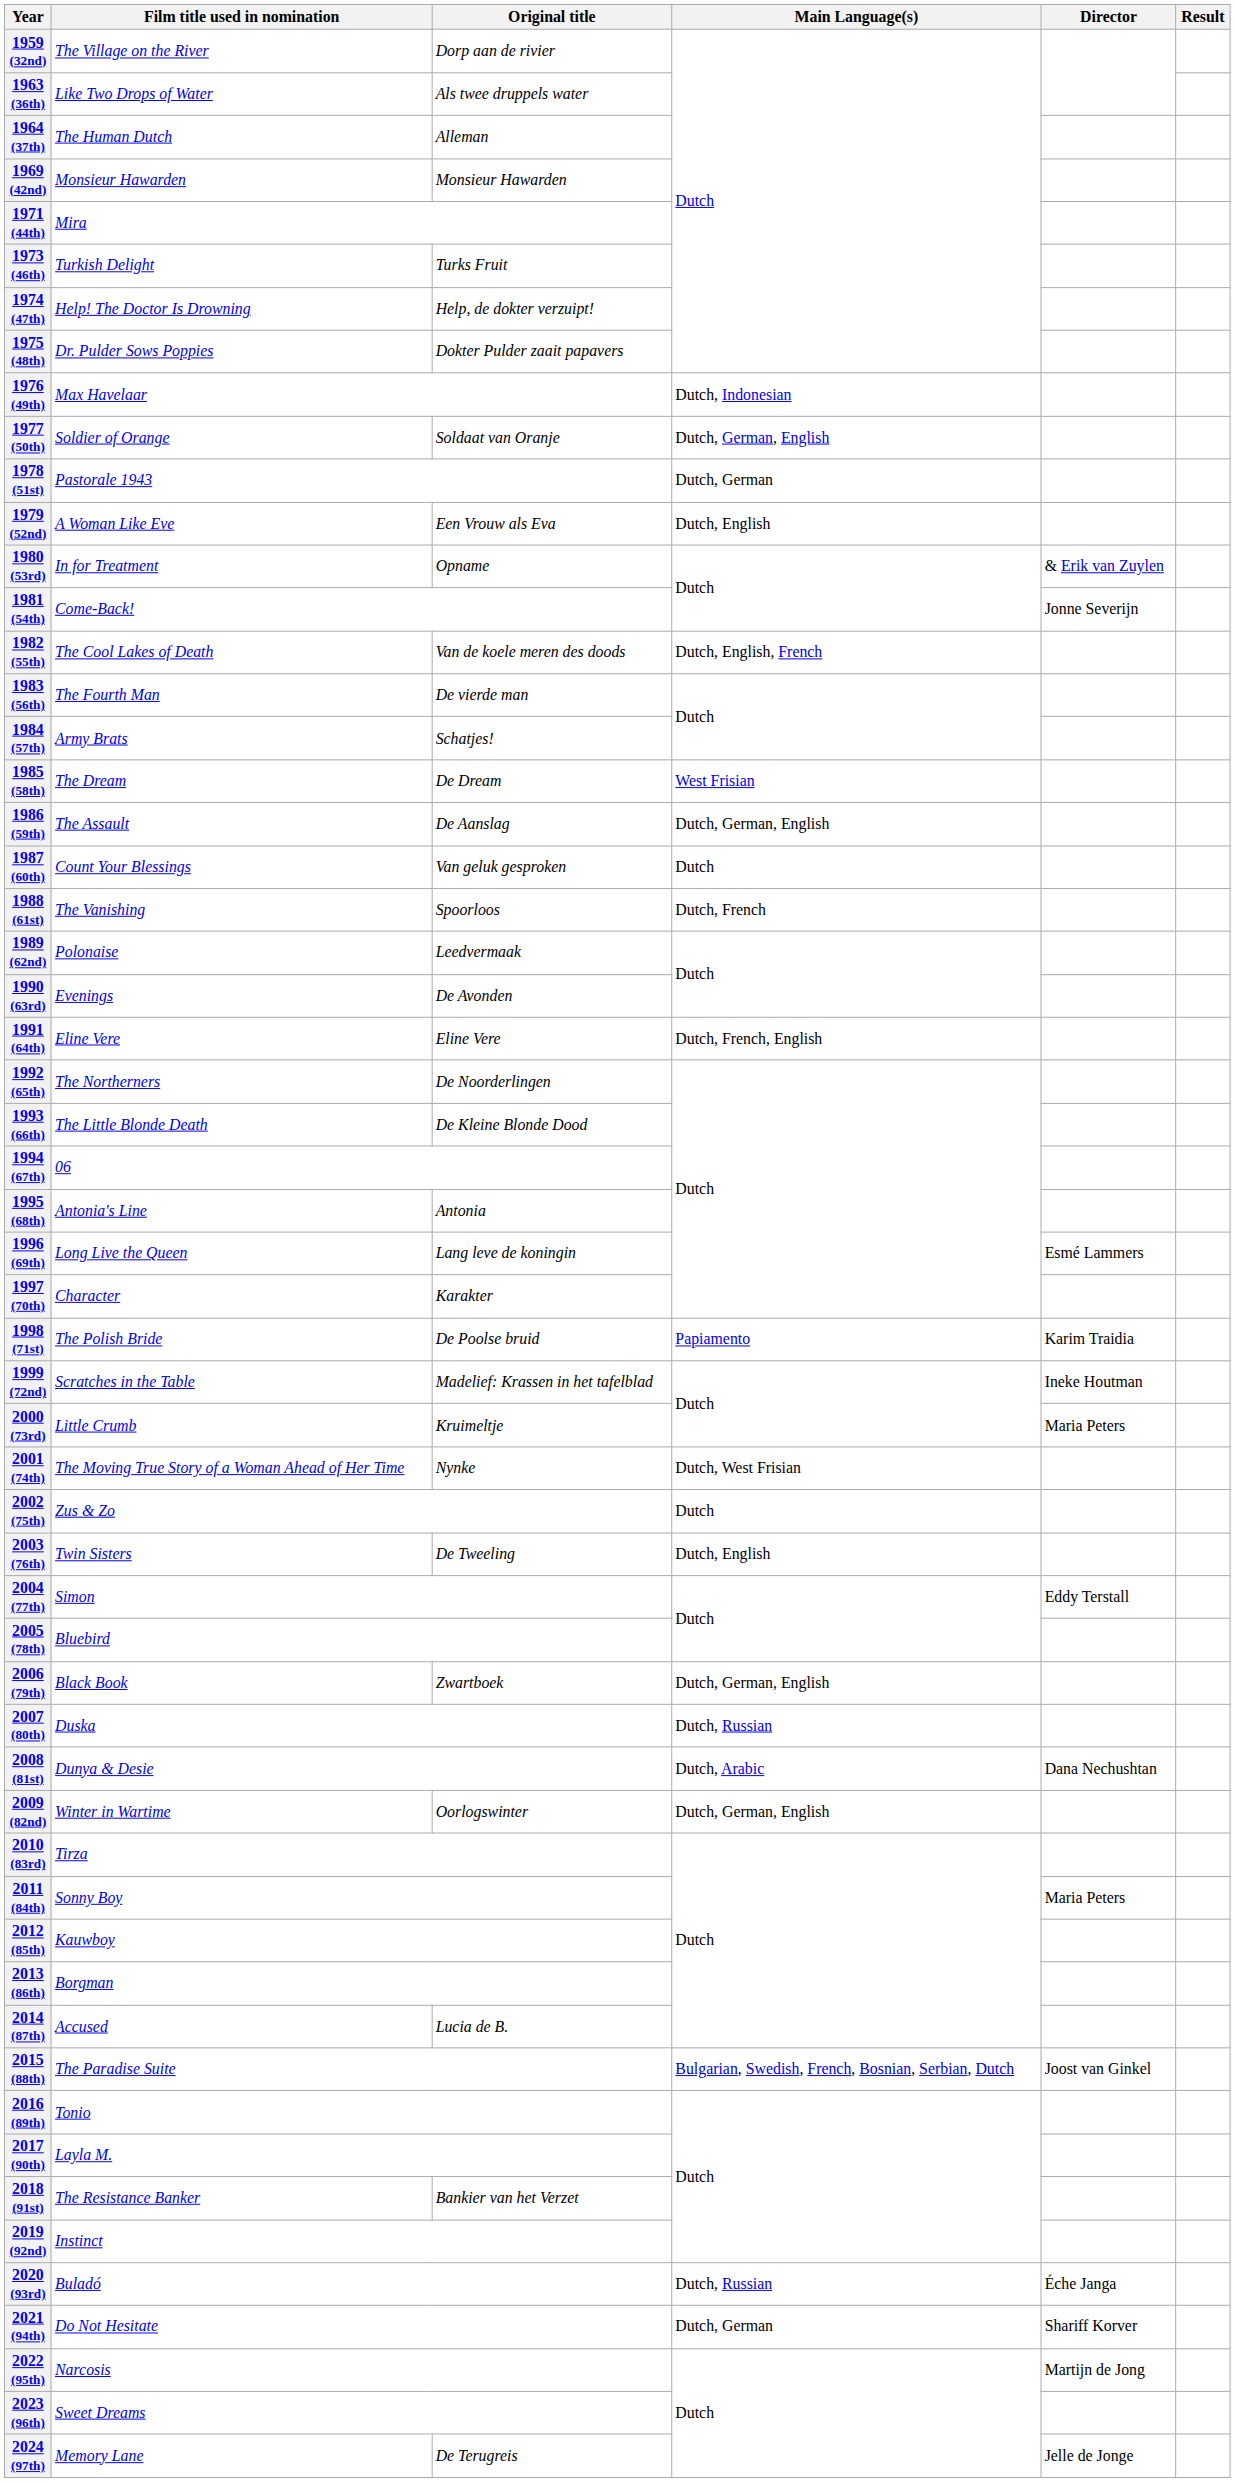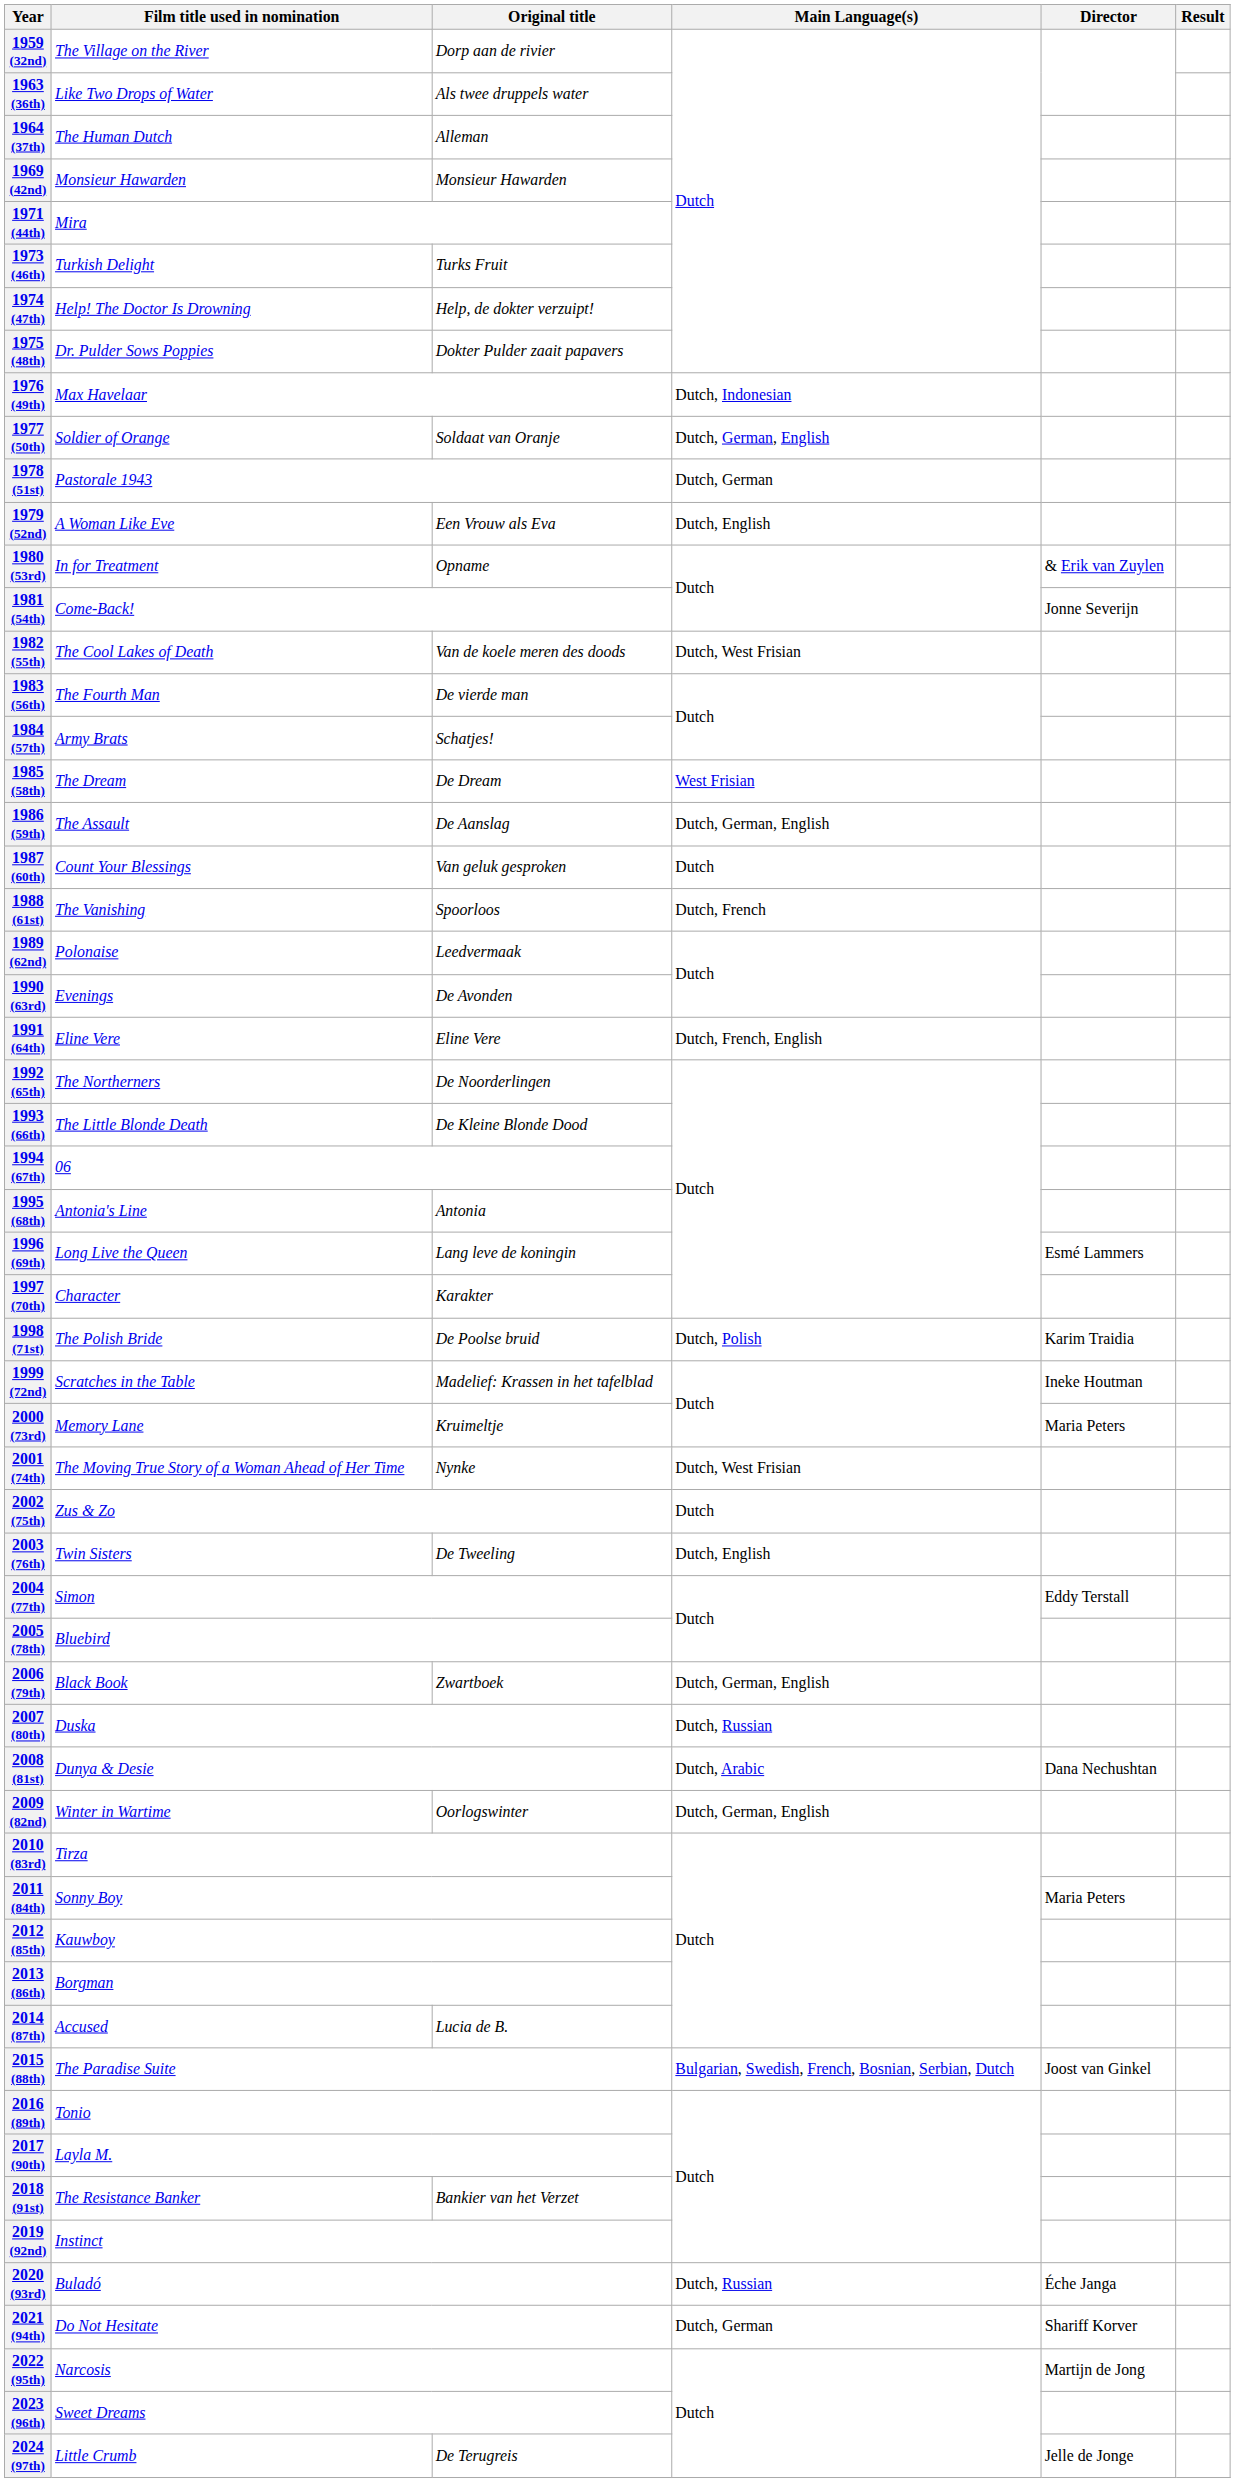(749, 652) Dutch, English, French -> (738, 652) Dutch, West Frisian
(713, 1339) Papiamento -> (718, 1339) Dutch, Polish
(96, 1425) Little Crumb -> (99, 1425) Memory Lane
(99, 2455) Memory Lane -> (96, 2455) Little Crumb
